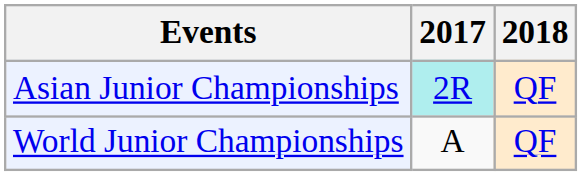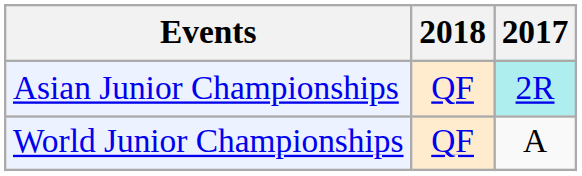columns swapped: (453, 32) <-> (535, 32)
